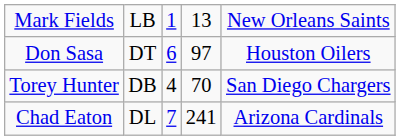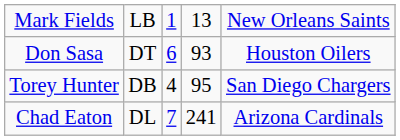(201, 53) 97 -> (201, 53) 93
(201, 85) 70 -> (201, 85) 95
